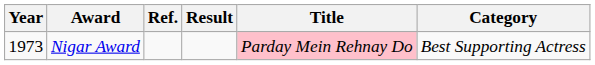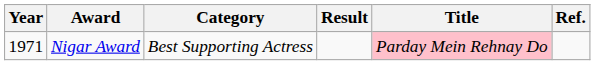columns swapped: (503, 18) <-> (163, 18)
(26, 45) 1973 -> (26, 45) 1971
